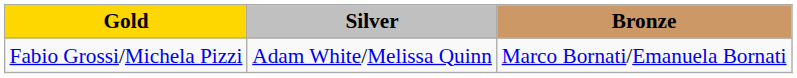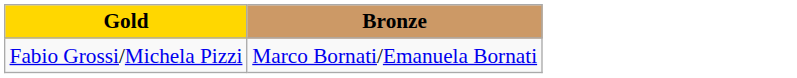- column: (372, 21)
